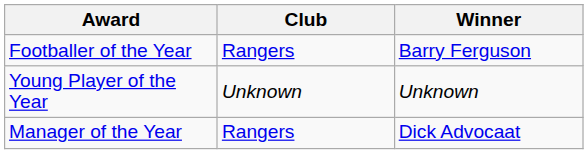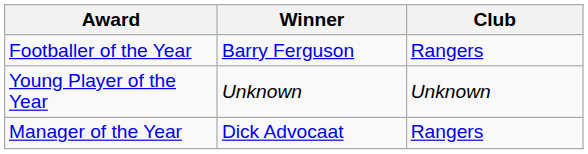columns swapped: (489, 19) <-> (306, 19)
